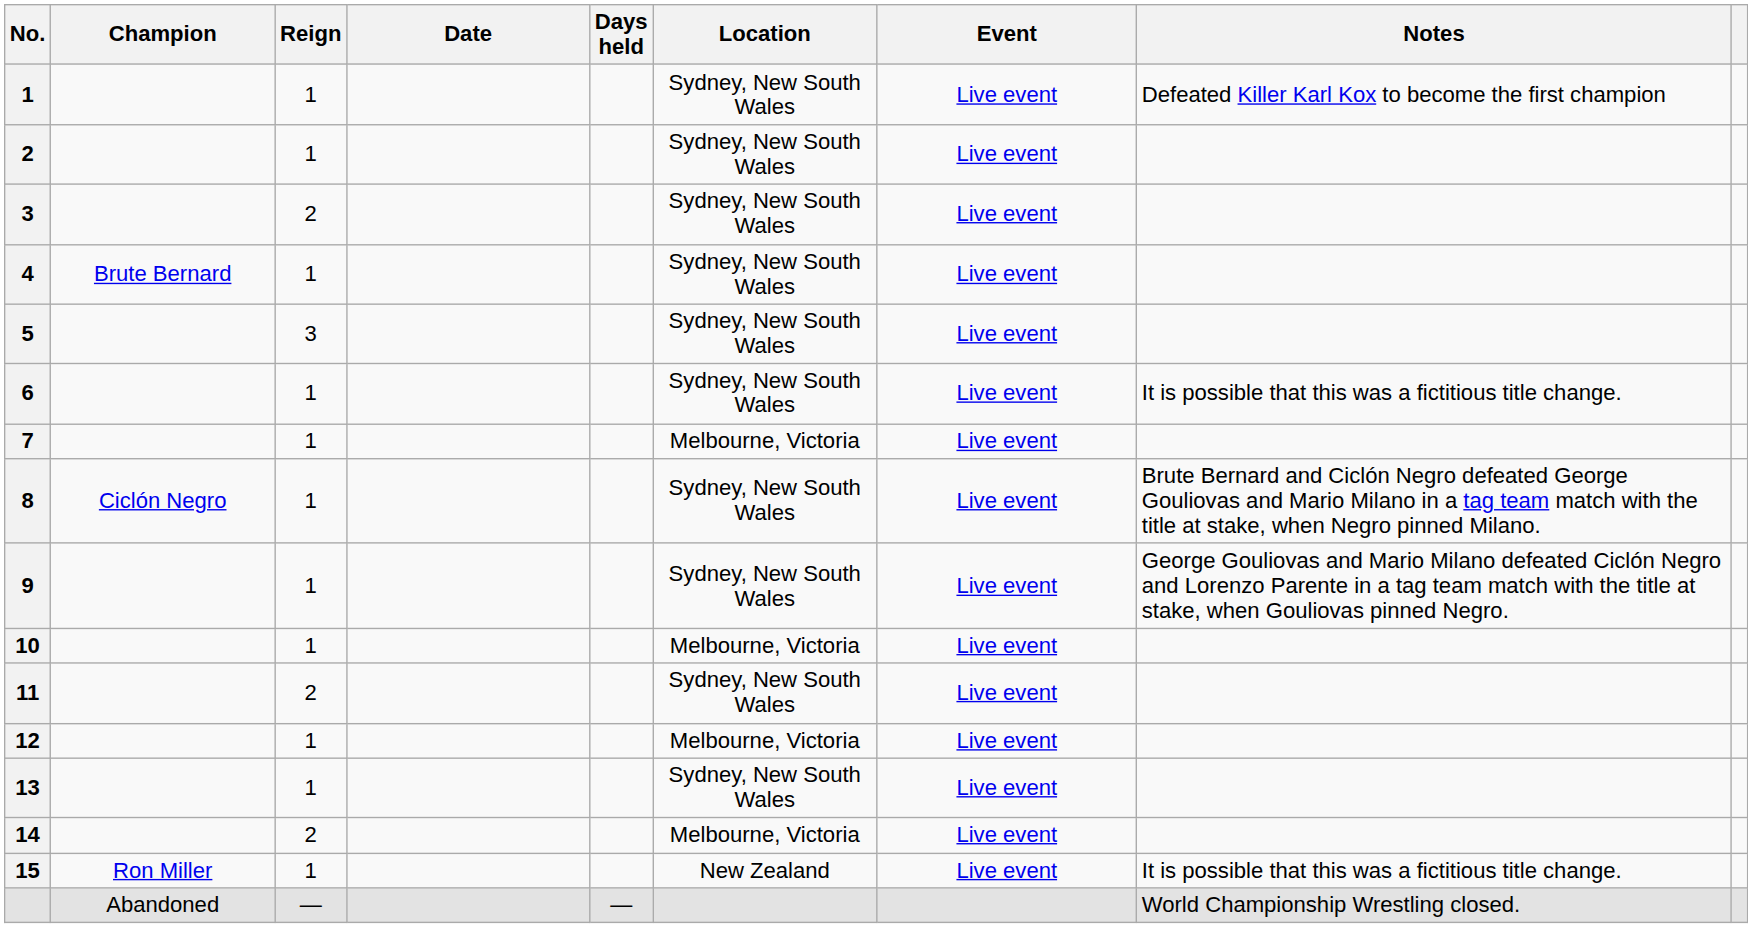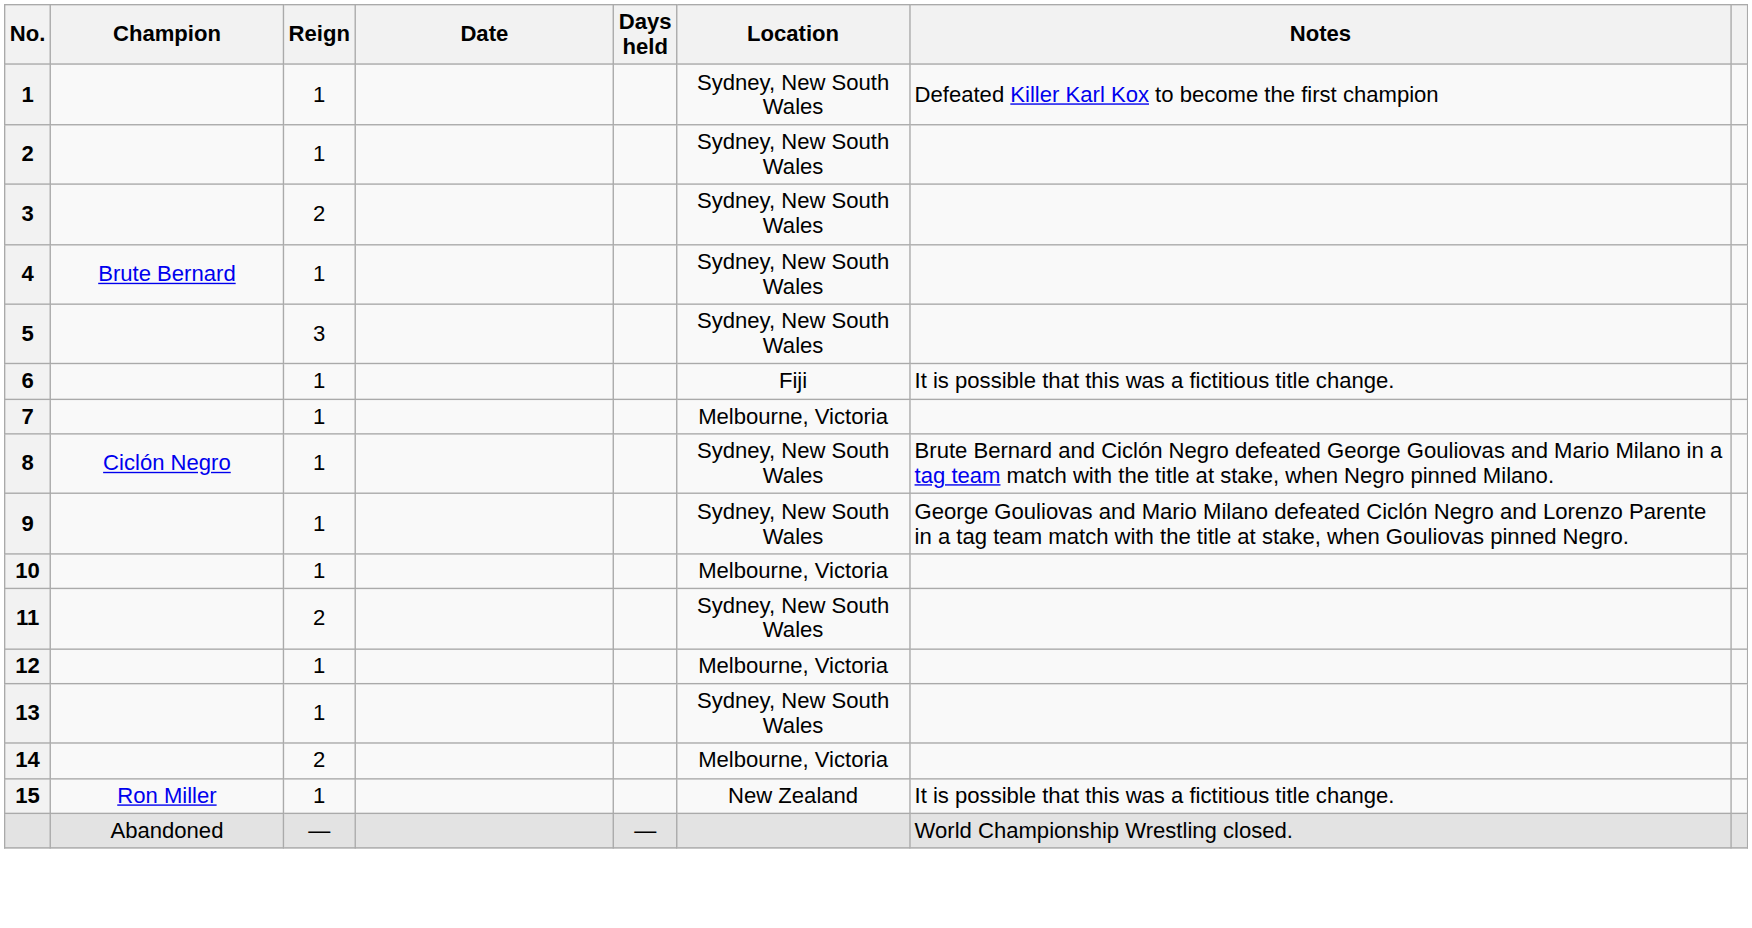- column: (1007, 34)
(765, 393) Sydney, New South Wales -> (793, 381) Fiji
